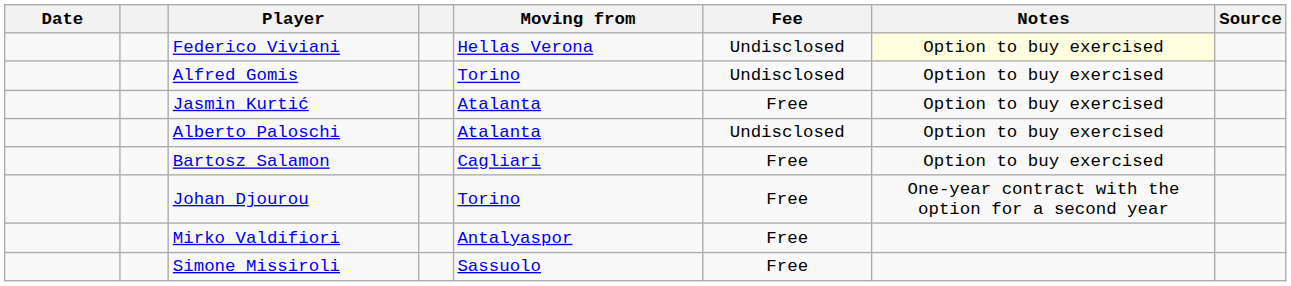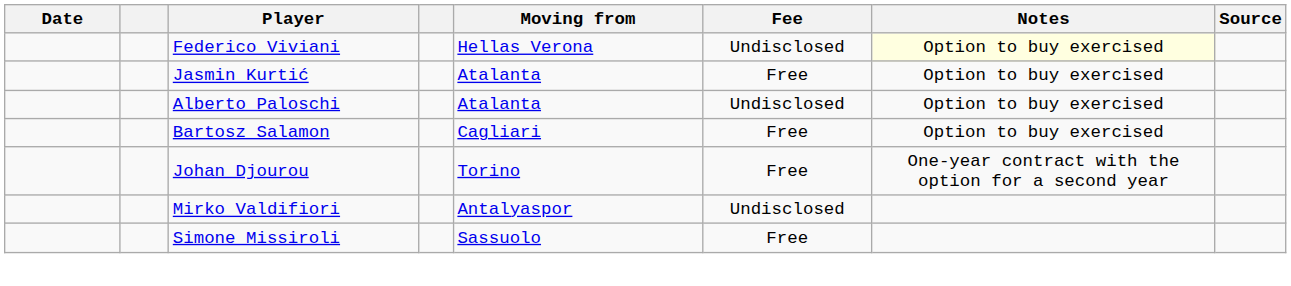- row: (236, 76)
(787, 238) Free -> (787, 209) Undisclosed
